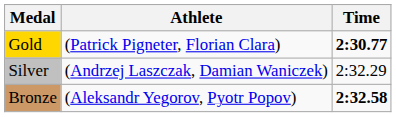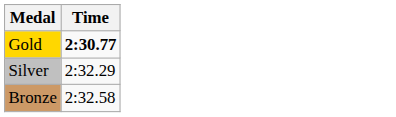- column: (196, 17)
(362, 97) bold -> (90, 97) normal
